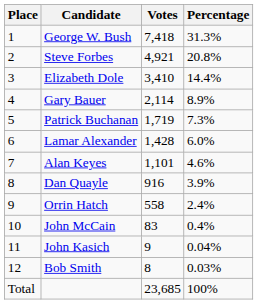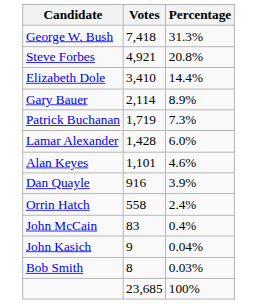- column: (23, 15)
